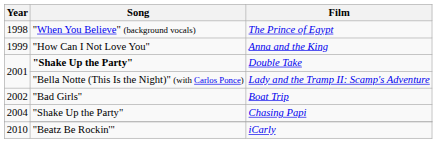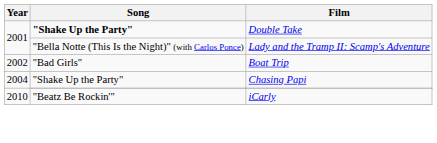- row: (291, 29)
- row: (288, 46)
